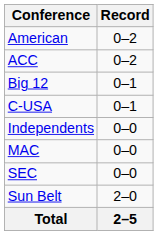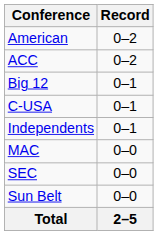(125, 128) 0–0 -> (125, 128) 0–1
(125, 196) 2–0 -> (125, 196) 0–0
